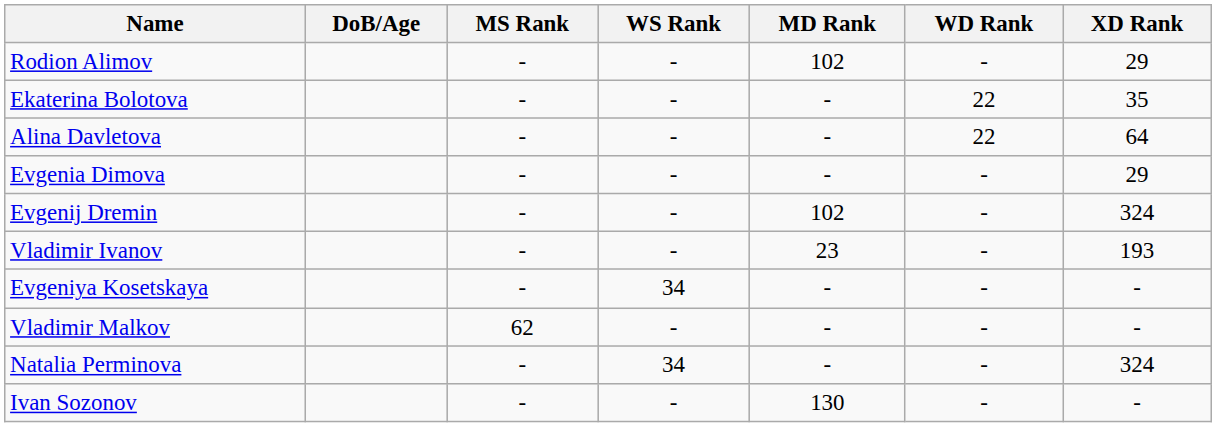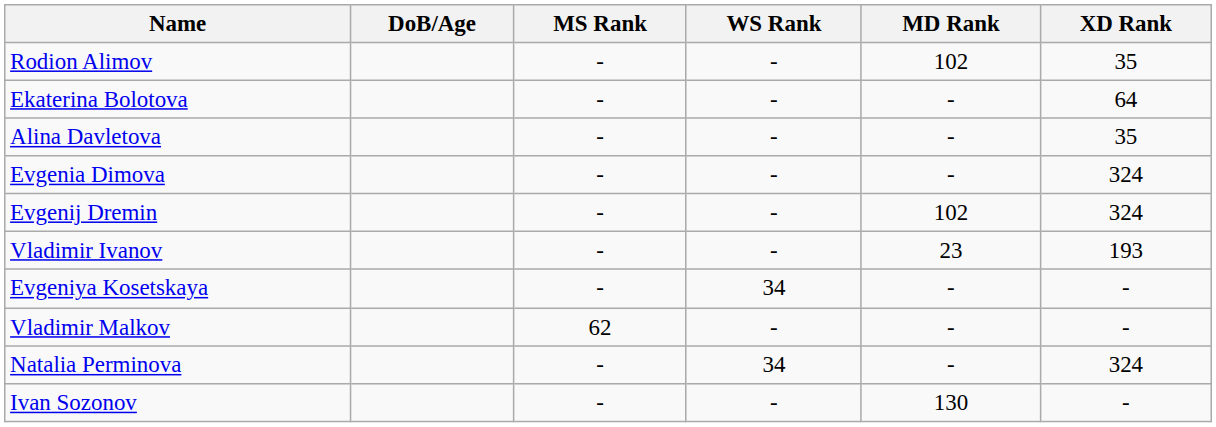- column: (984, 23)
(1137, 61) 29 -> (1126, 61) 35
(1137, 99) 35 -> (1126, 99) 64
(1137, 137) 64 -> (1126, 137) 35
(1137, 174) 29 -> (1126, 174) 324
